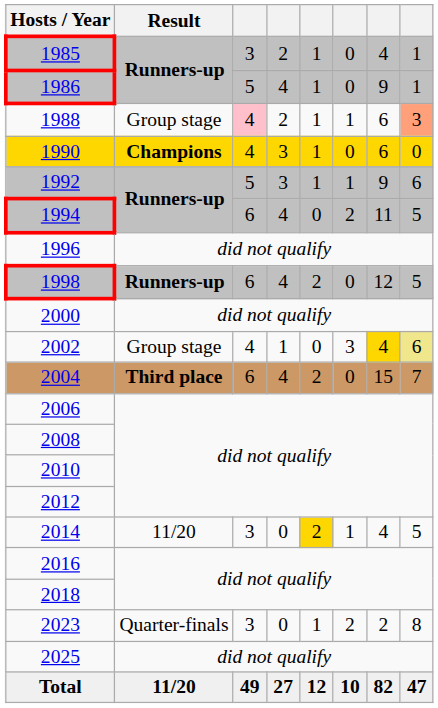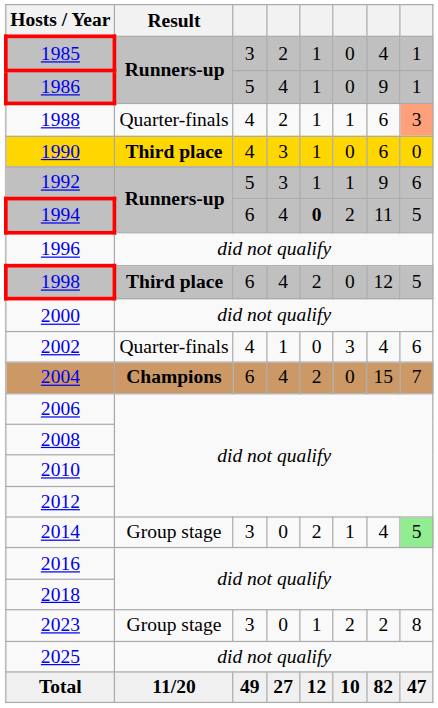(174, 119) Group stage -> (174, 119) Quarter-finals
(250, 119) pink background -> (250, 119) no background
(174, 151) Champions -> (174, 151) Third place
(317, 215) normal -> (317, 215) bold
(175, 282) Runners-up -> (175, 282) Third place
(174, 346) Group stage -> (174, 346) Quarter-finals
(383, 346) gold background -> (383, 346) no background
(417, 346) khaki background -> (417, 346) no background
(174, 377) Third place -> (174, 377) Champions
(174, 532) 11/20 -> (174, 532) Group stage
(317, 532) gold background -> (317, 532) no background
(417, 532) no background -> (417, 532) lightgreen background
(174, 625) Quarter-finals -> (174, 625) Group stage
